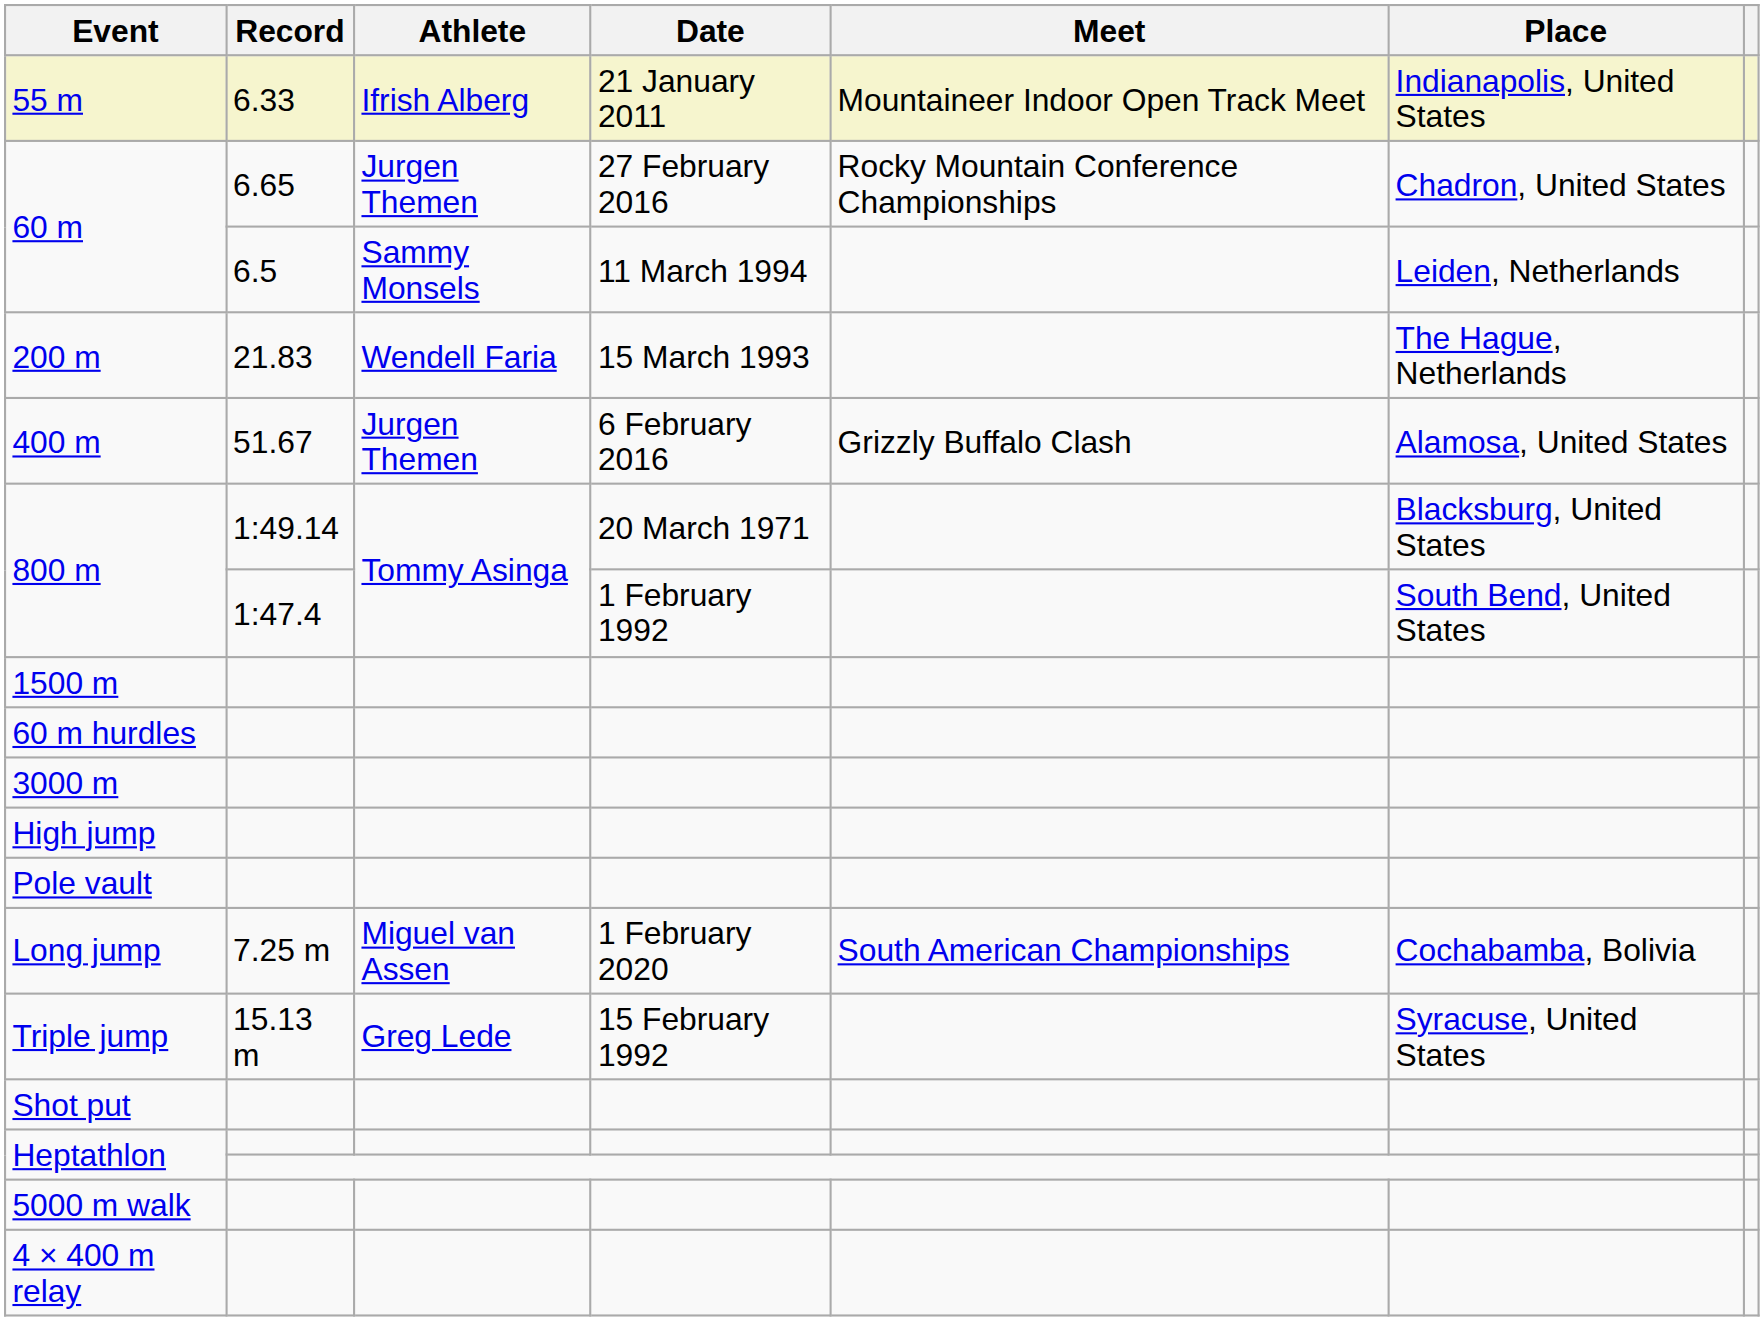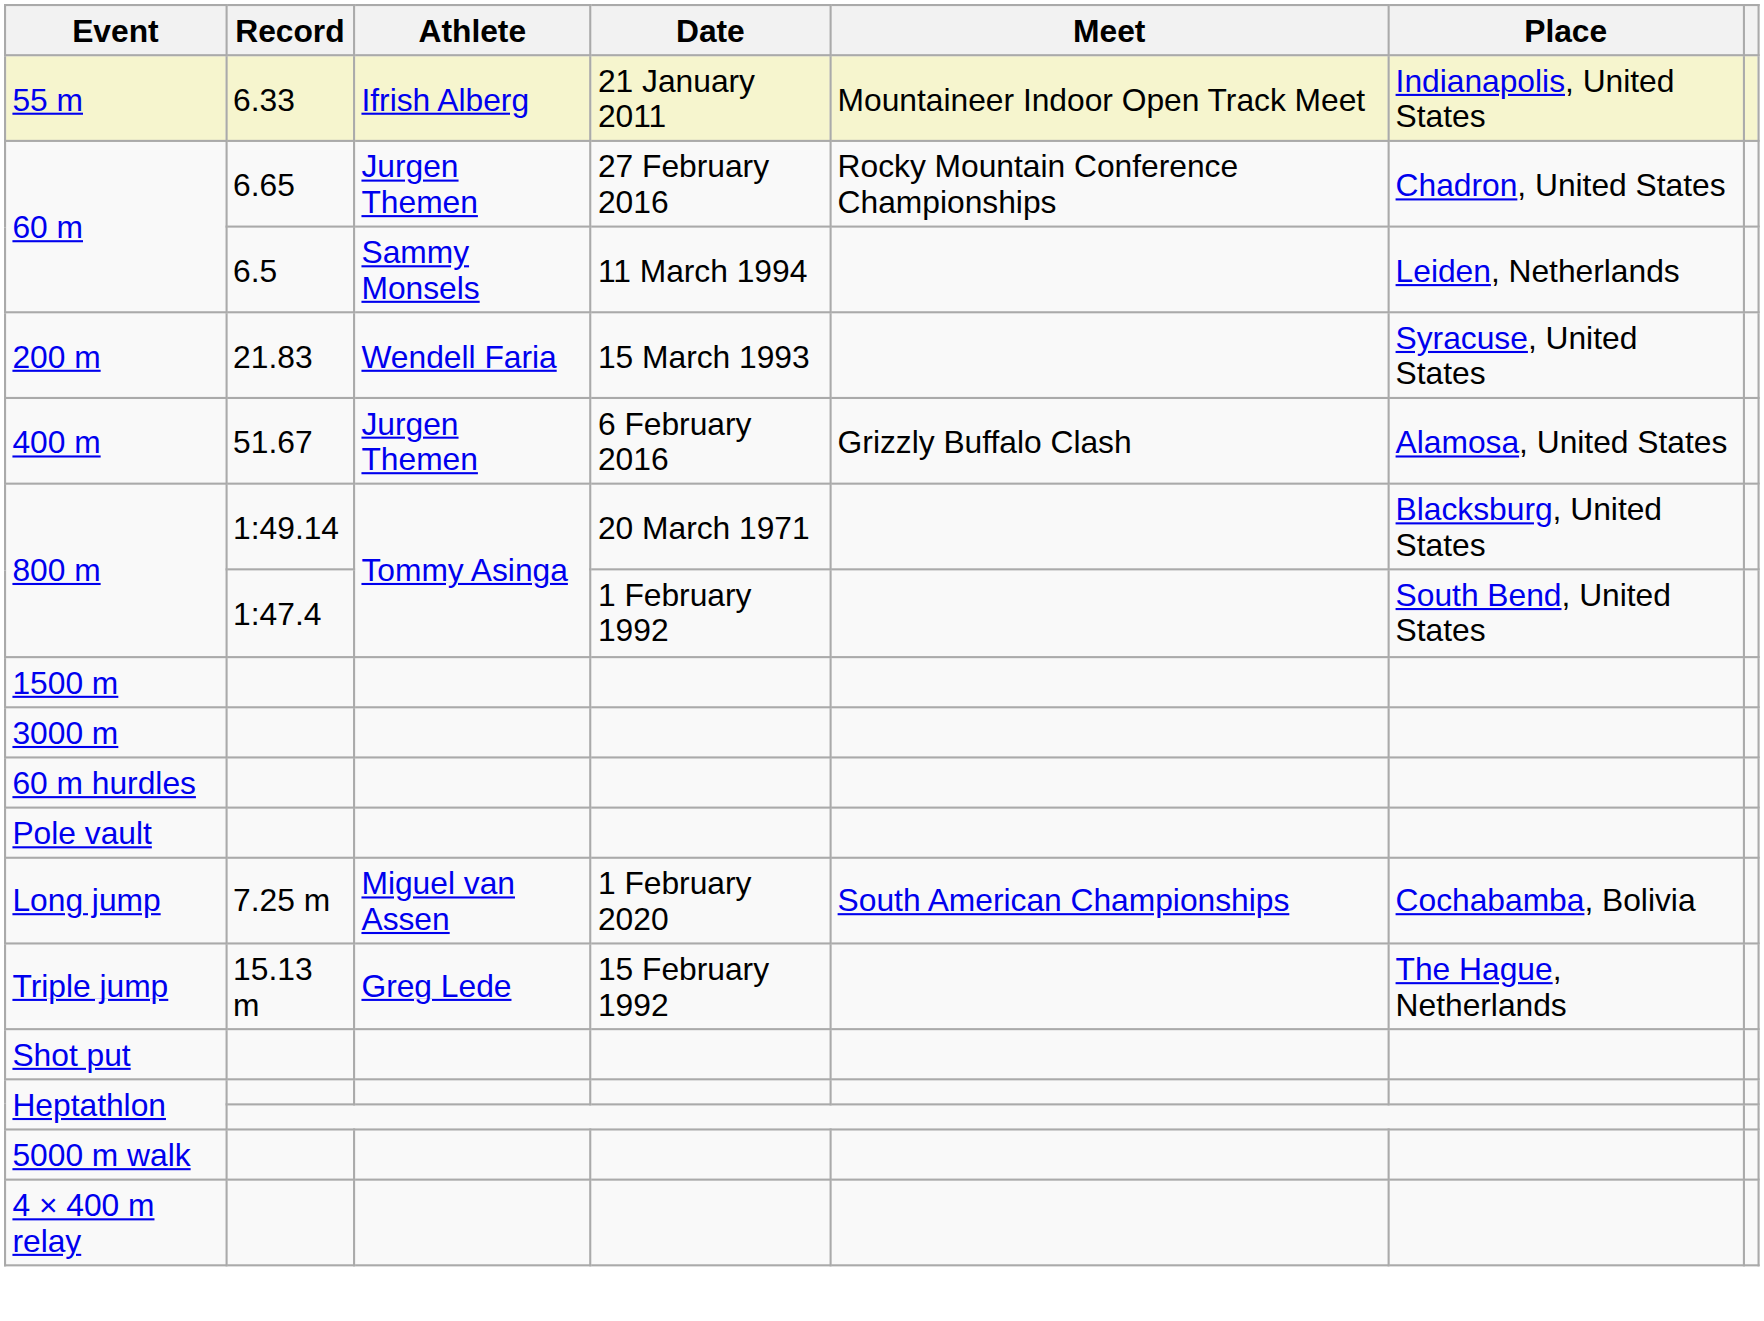(1481, 356) The Hague, Netherlands -> (1516, 356) Syracuse, United States
rows swapped: (65, 782) <-> (104, 732)
- row: (84, 832)
(1516, 1036) Syracuse, United States -> (1481, 986) The Hague, Netherlands
